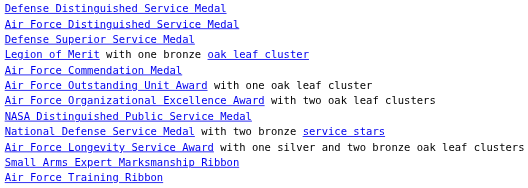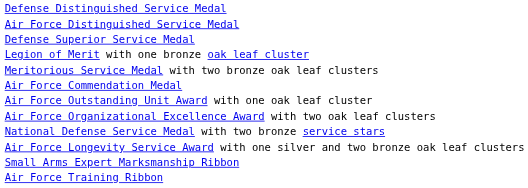+ row: (192, 70)
- row: (128, 116)
